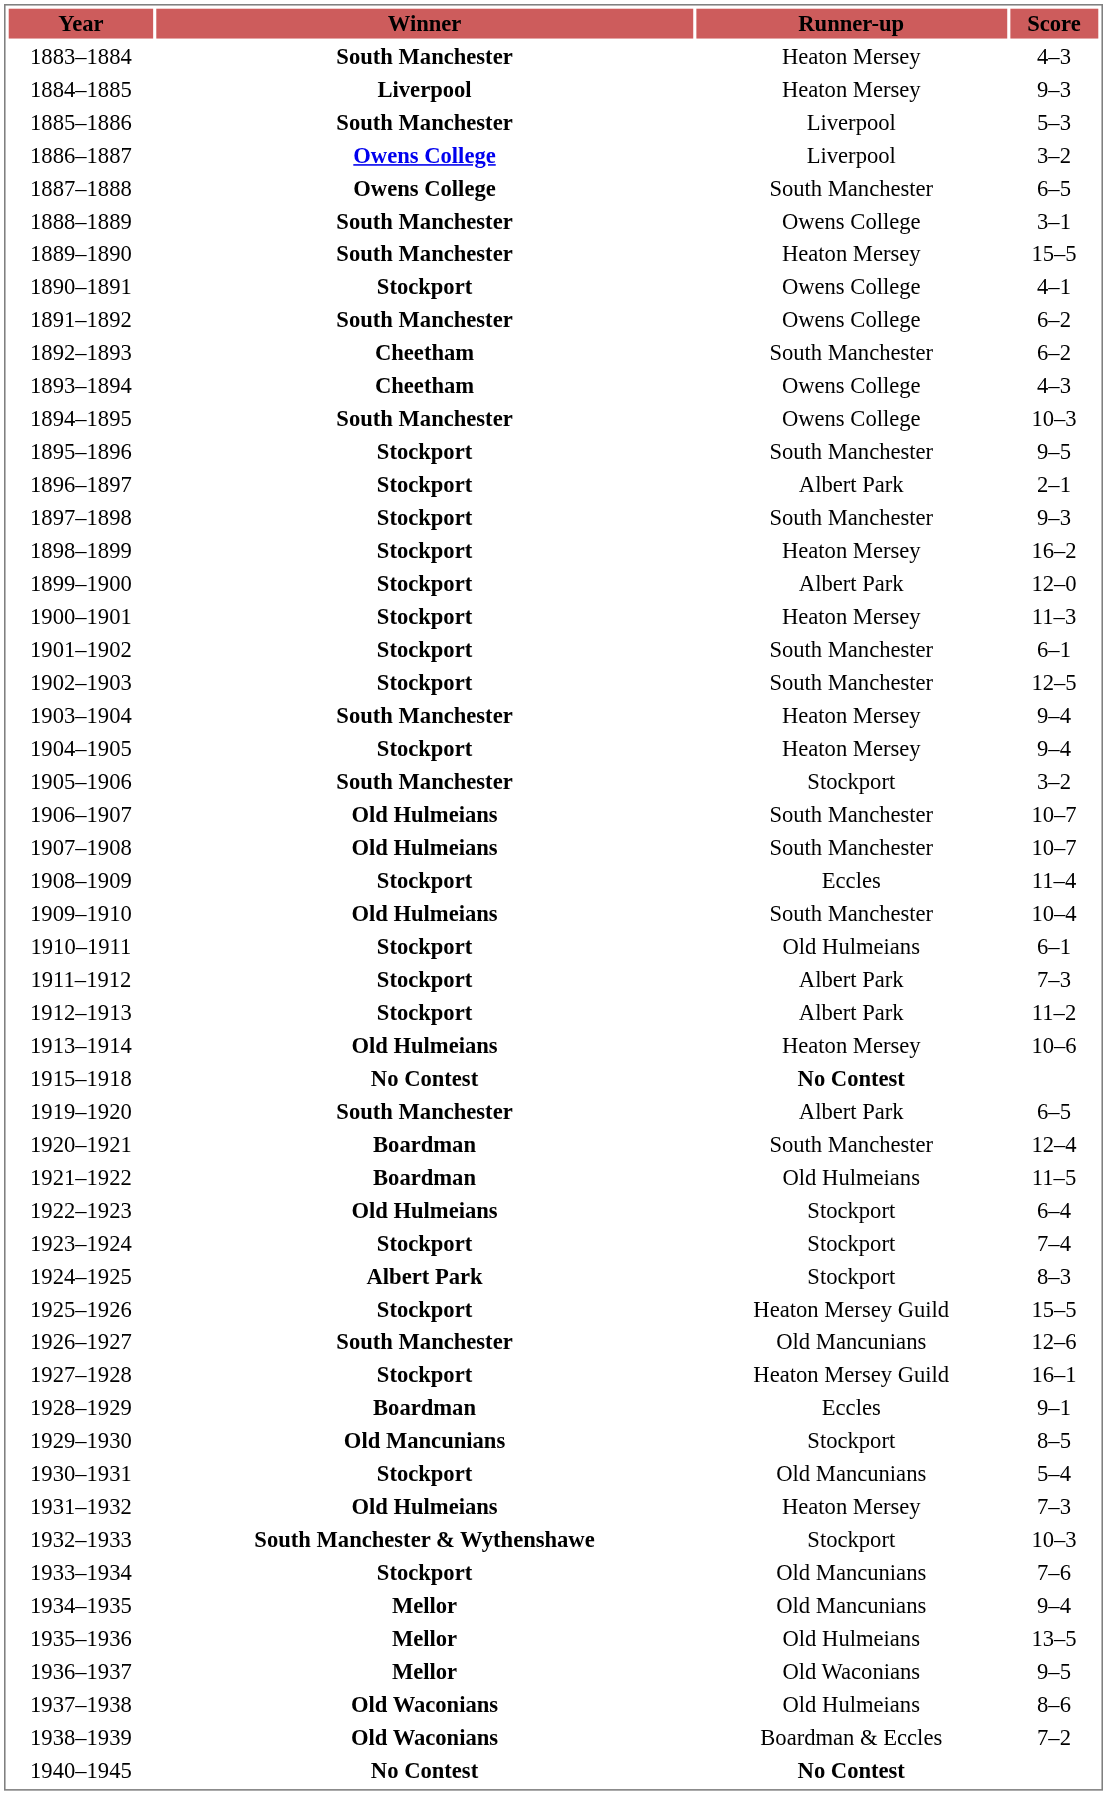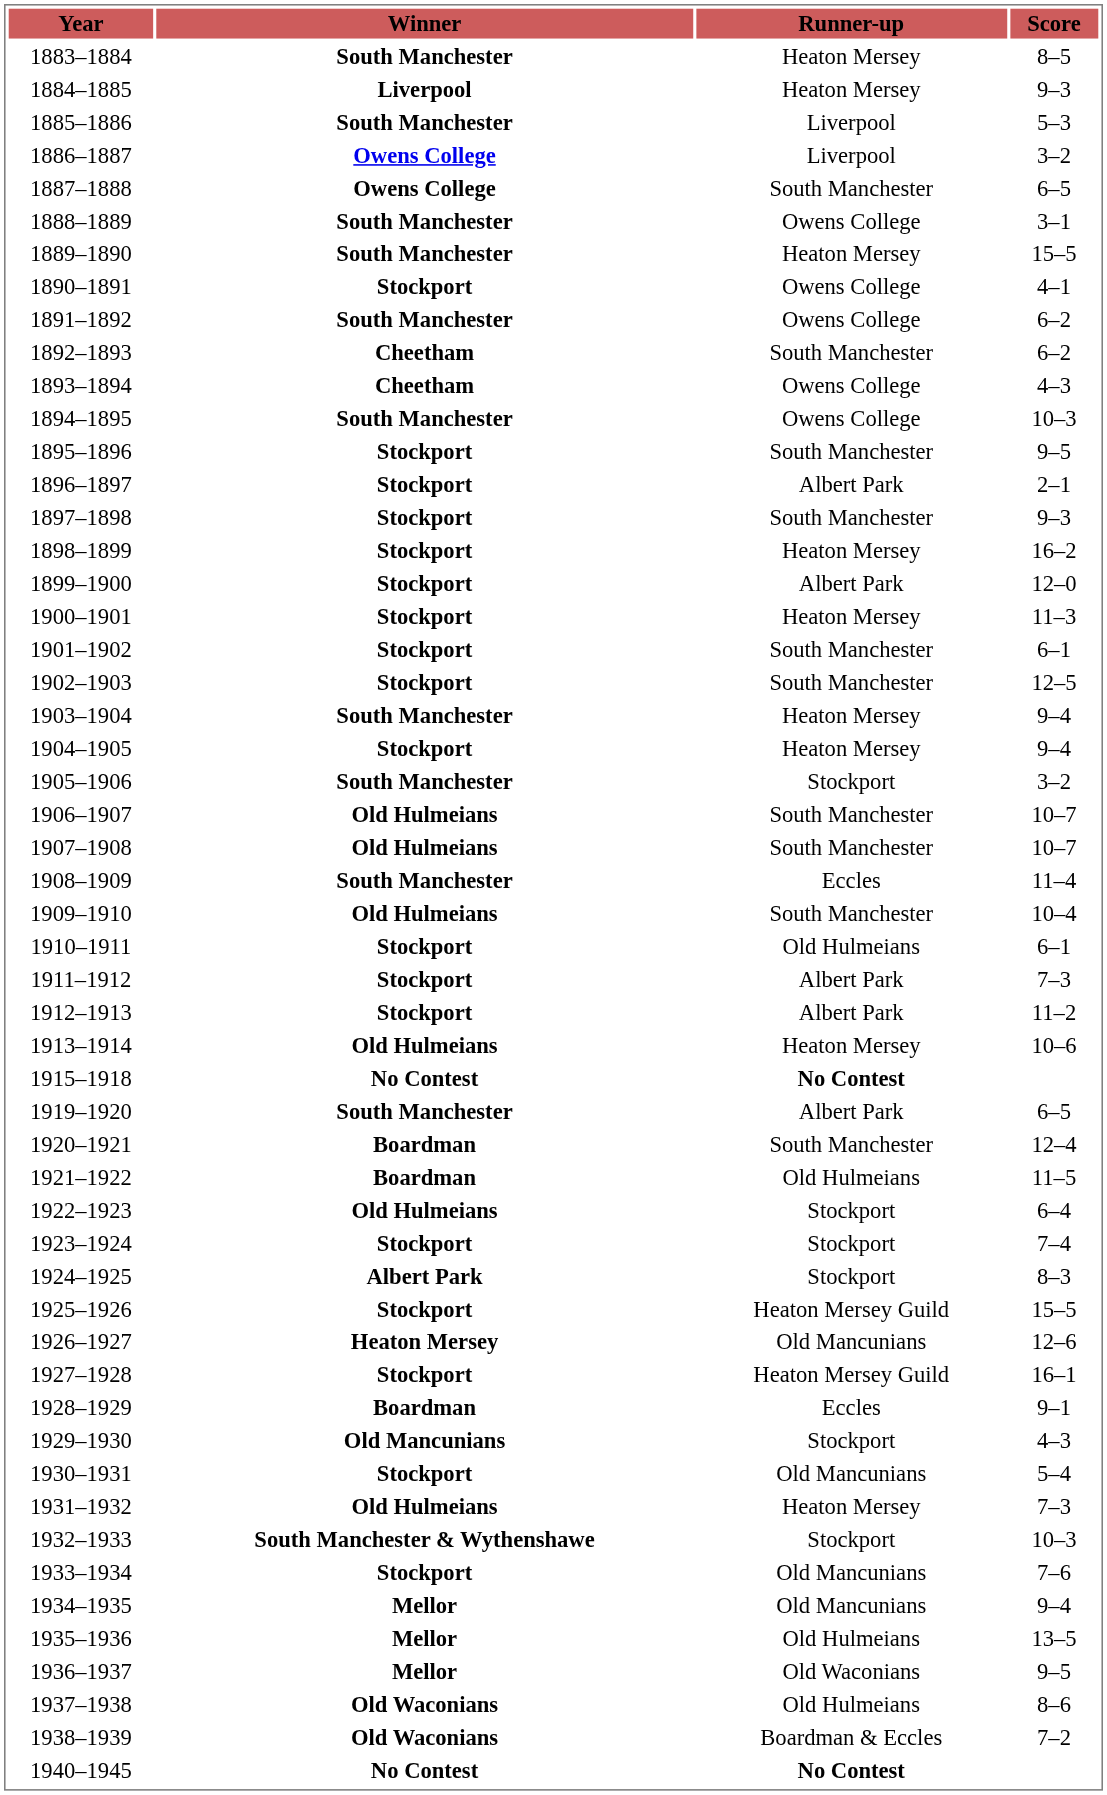(1054, 56) 4–3 -> (1054, 56) 8–5
(425, 880) Stockport -> (425, 880) South Manchester
(425, 1342) South Manchester -> (425, 1342) Heaton Mersey
(1054, 1441) 8–5 -> (1054, 1441) 4–3
